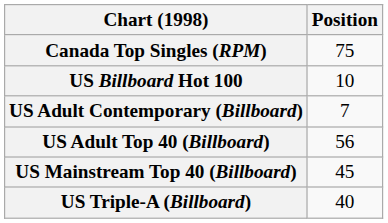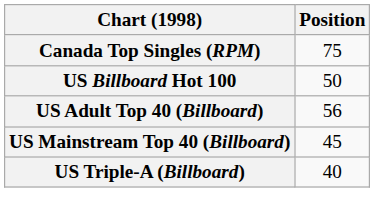(345, 80) 10 -> (332, 80) 50
- row: (156, 111)
